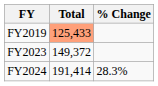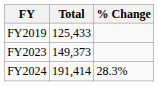(72, 33) lightsalmon background -> (72, 33) no background
(72, 52) 149,372 -> (72, 52) 149,373
